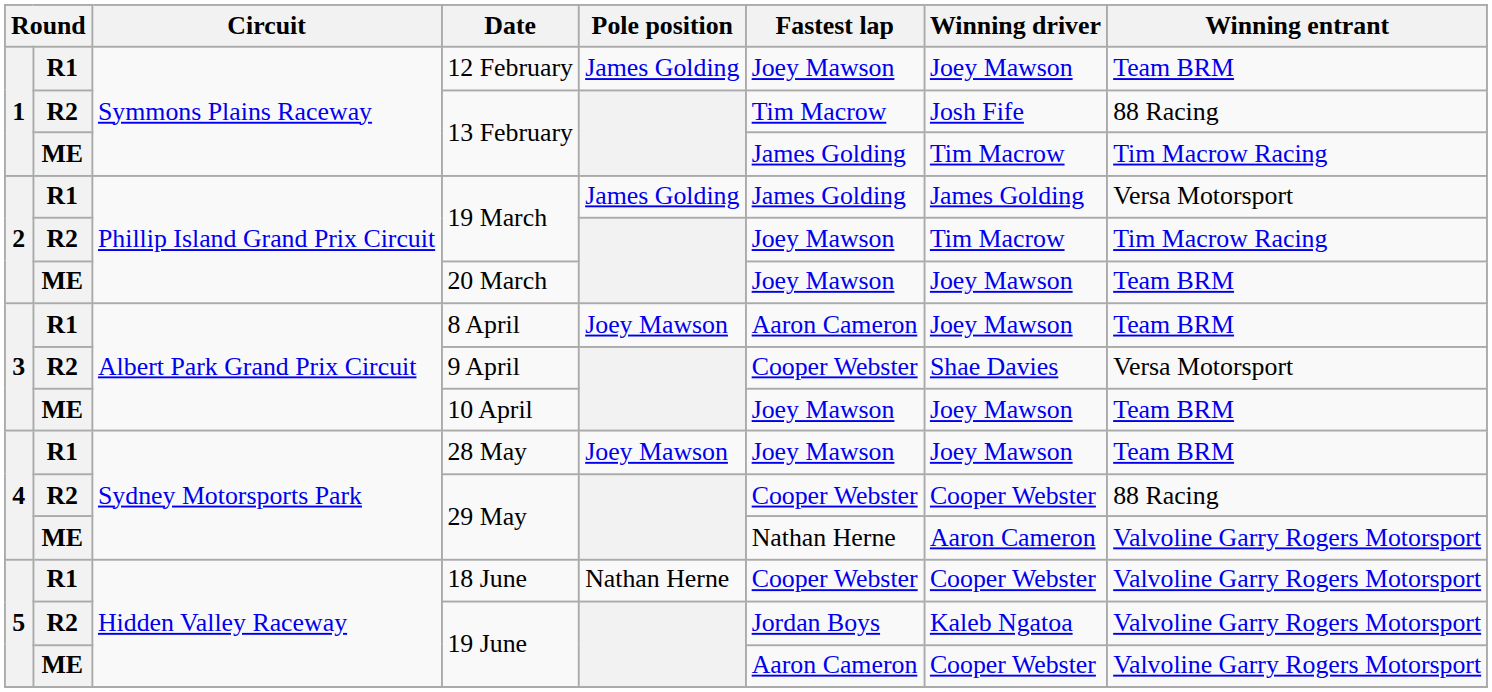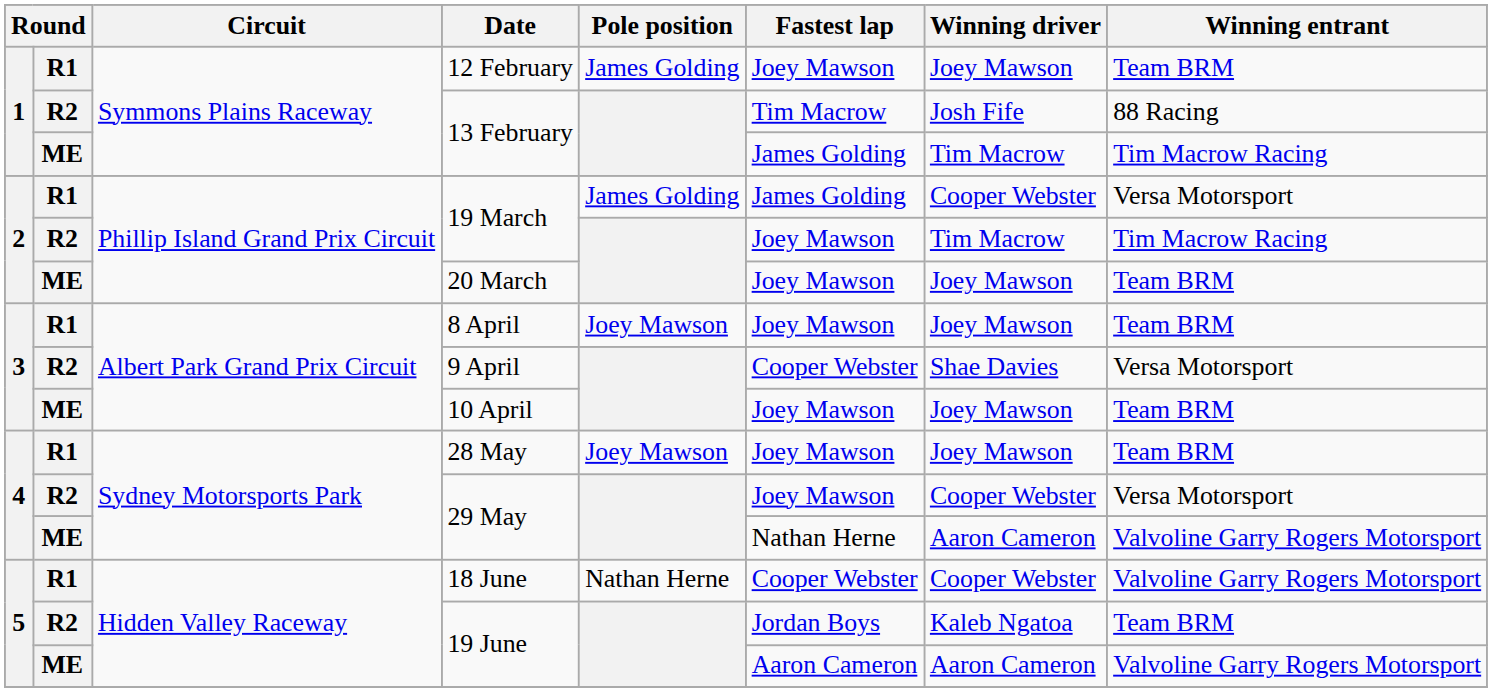(1007, 195) James Golding -> (1013, 195) Cooper Webster
(834, 323) Aaron Cameron -> (823, 323) Joey Mawson
(835, 494) Cooper Webster -> (823, 494) Joey Mawson
(1166, 494) 88 Racing -> (1203, 494) Versa Motorsport
(1297, 622) Valvoline Garry Rogers Motorsport -> (1174, 622) Team BRM
(1013, 664) Cooper Webster -> (1013, 664) Aaron Cameron
